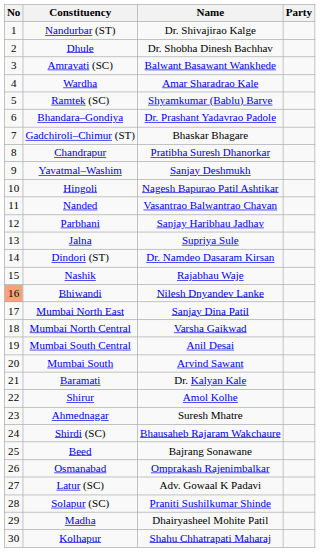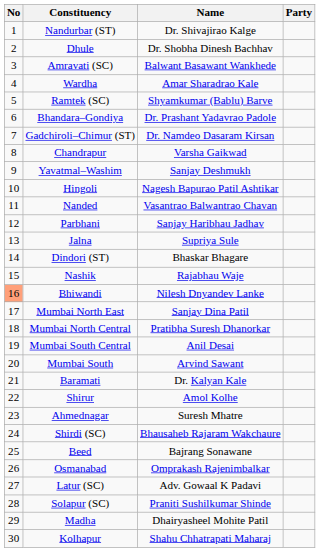(210, 135) Bhaskar Bhagare -> (210, 135) Dr. Namdeo Dasaram Kirsan
(210, 153) Pratibha Suresh Dhanorkar -> (210, 153) Varsha Gaikwad
(210, 258) Dr. Namdeo Dasaram Kirsan -> (210, 258) Bhaskar Bhagare
(210, 328) Varsha Gaikwad -> (210, 328) Pratibha Suresh Dhanorkar
